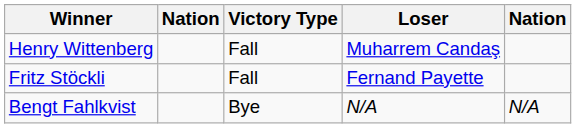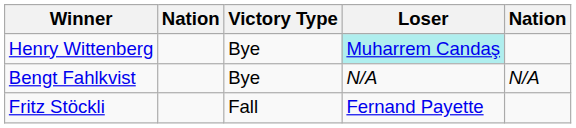(243, 48) Fall -> (244, 48) Bye
(423, 48) no background -> (423, 48) paleturquoise background
rows swapped: (57, 78) <-> (72, 107)
